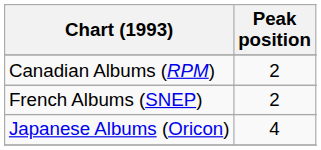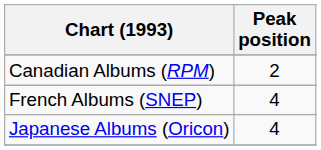(275, 99) 2 -> (275, 99) 4
